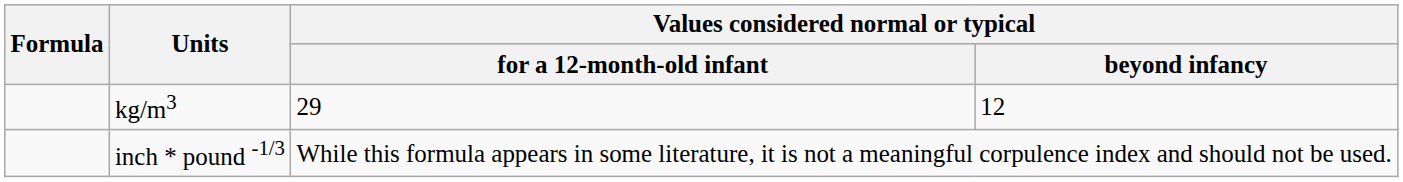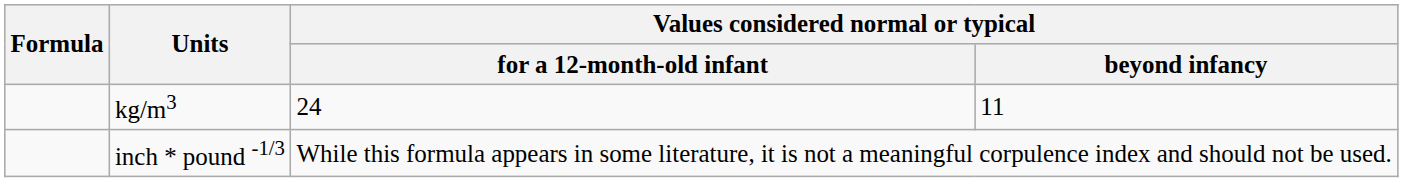(309, 106) 29 -> (309, 106) 24
(993, 106) 12 -> (992, 106) 11
